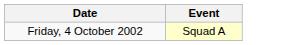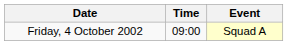+ column: (186, 13)
